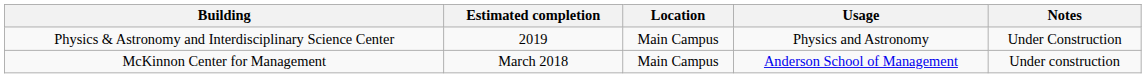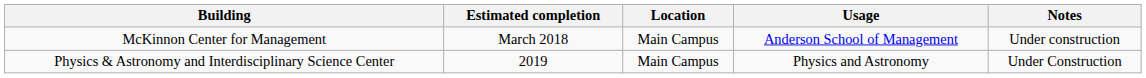rows swapped: (224, 61) <-> (224, 38)
